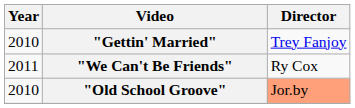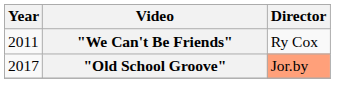- row: (155, 41)
(24, 90) 2010 -> (24, 66) 2017
